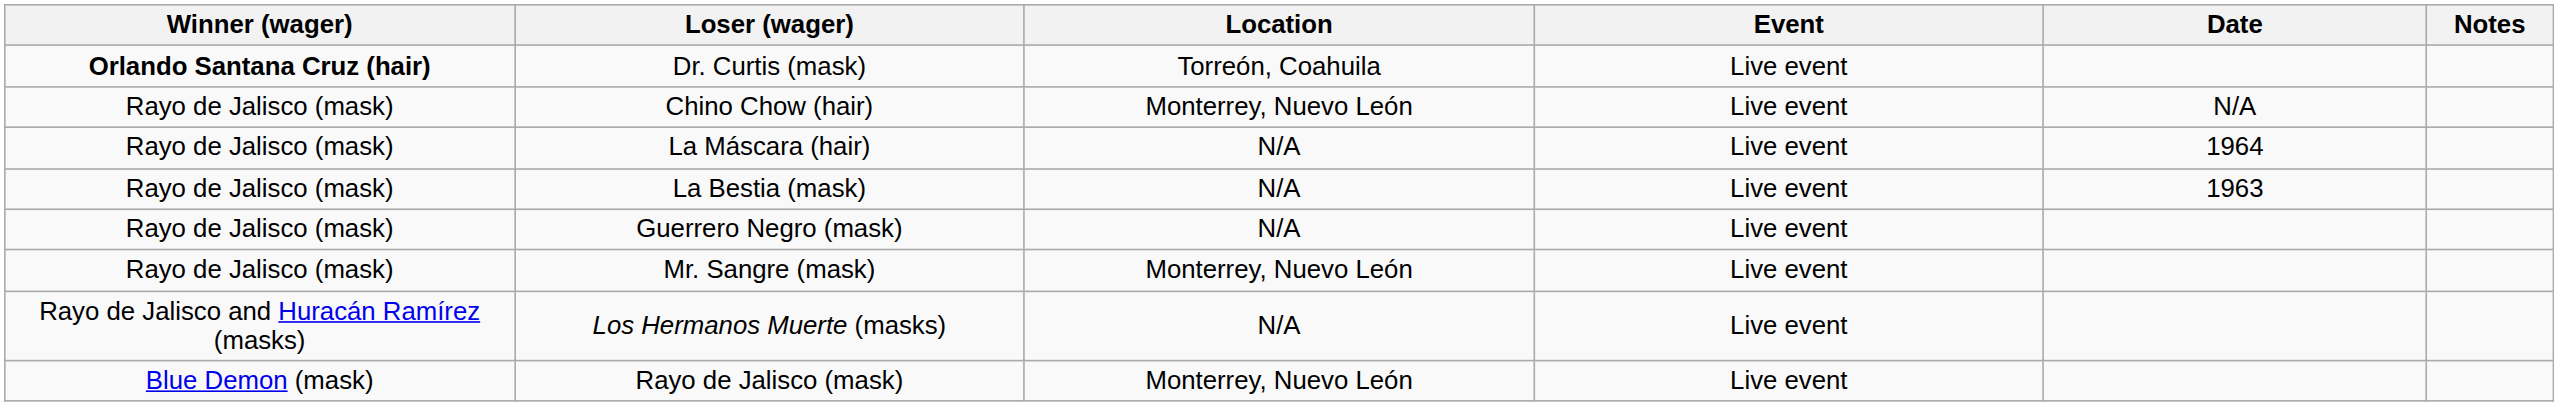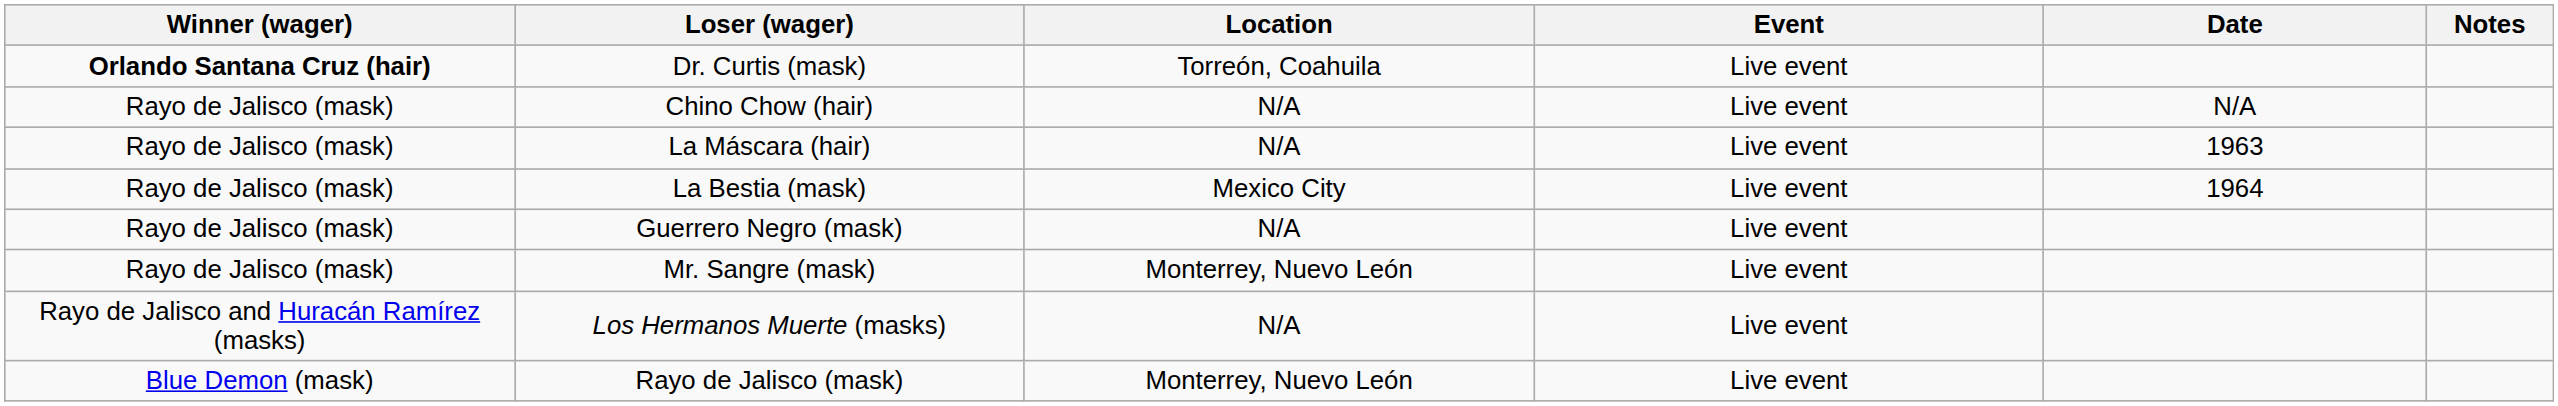(1279, 106) Monterrey, Nuevo León -> (1279, 106) N/A
(2235, 147) 1964 -> (2235, 147) 1963
(1279, 188) N/A -> (1279, 188) Mexico City
(2235, 188) 1963 -> (2235, 188) 1964
